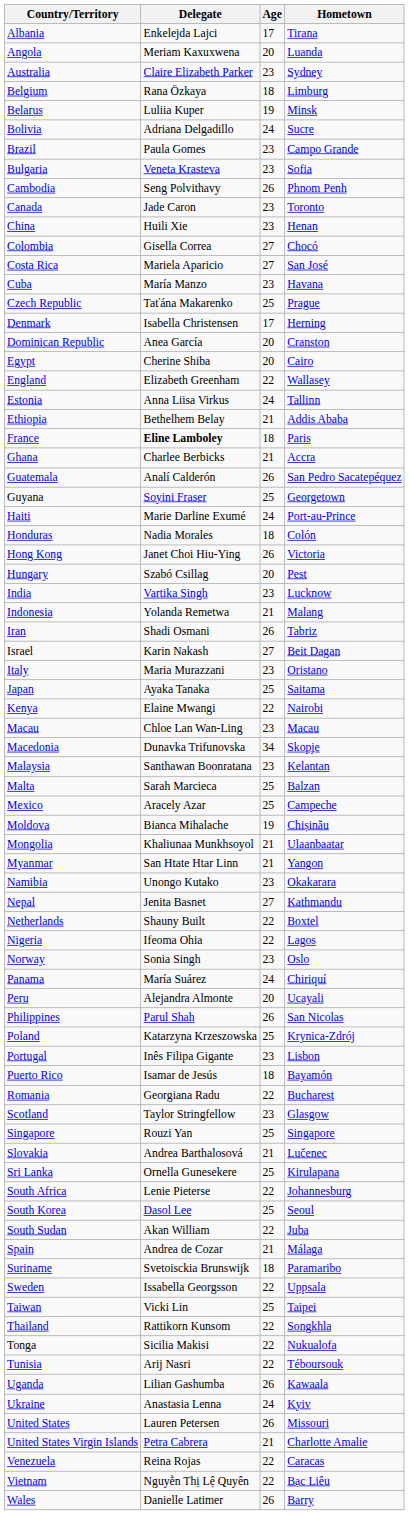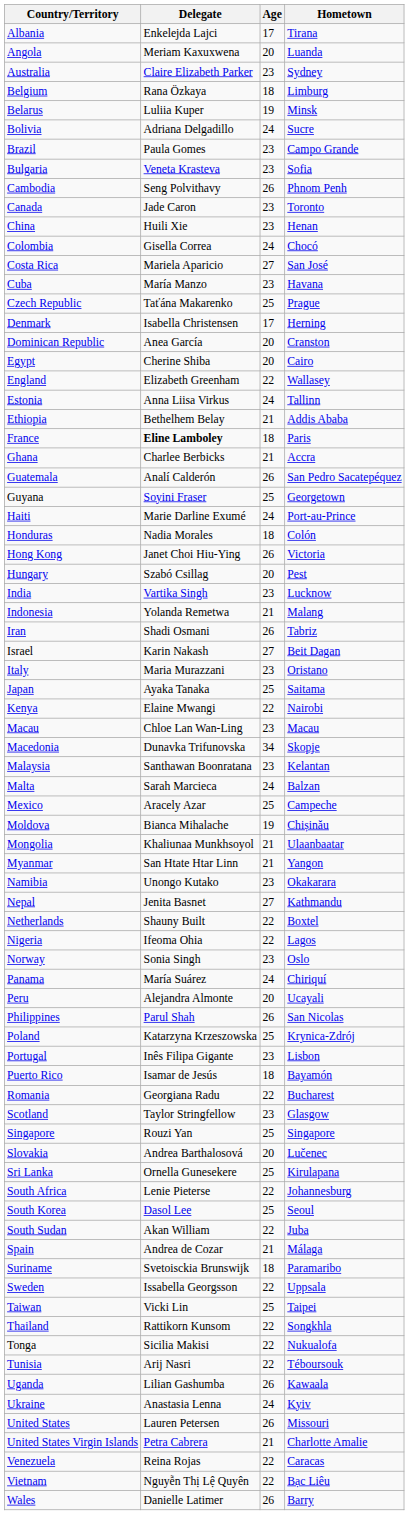(268, 245) 27 -> (268, 245) 24
(268, 786) 25 -> (268, 786) 24
(268, 1152) 21 -> (268, 1152) 20
